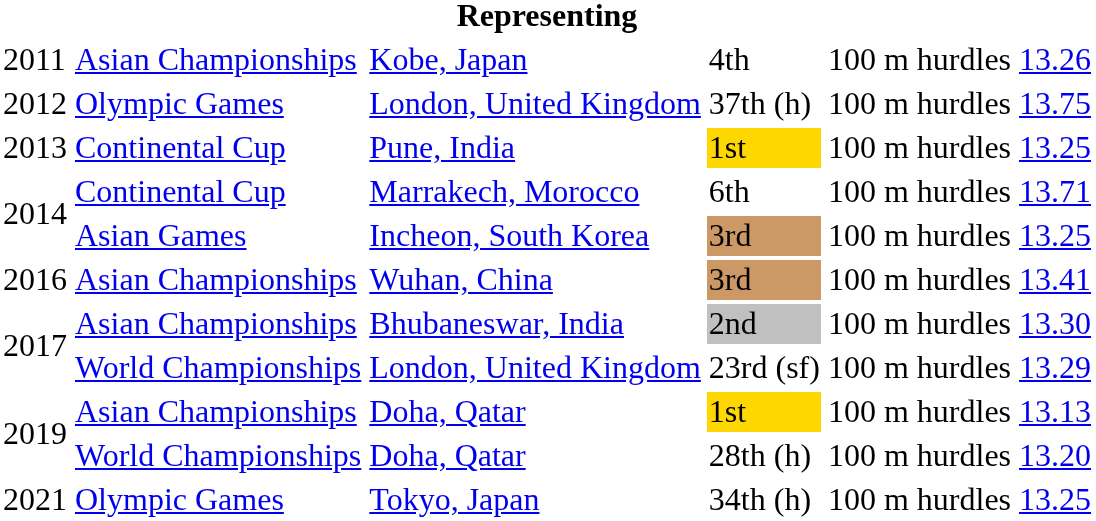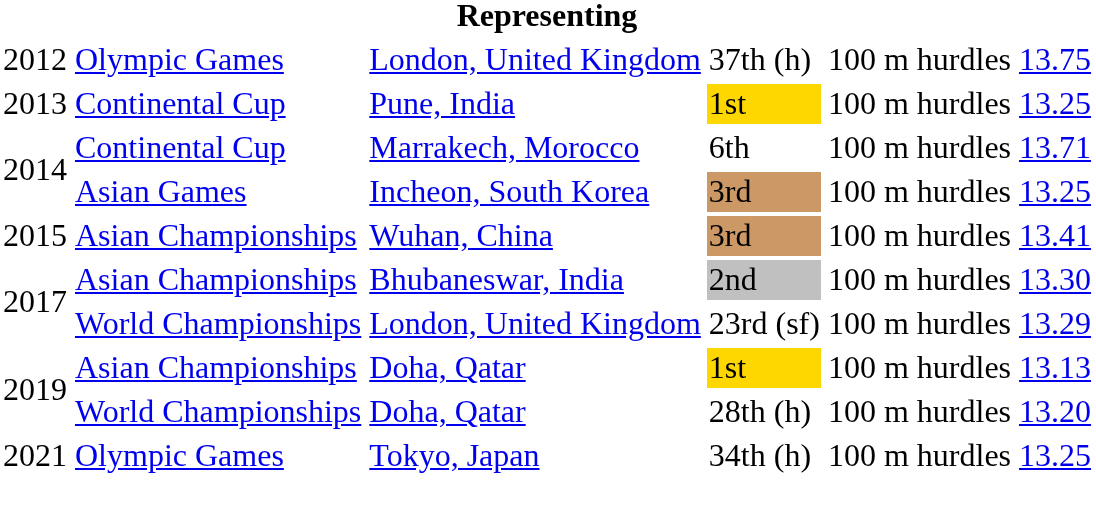- row: (448, 59)
(35, 279) 2016 -> (35, 235) 2015
